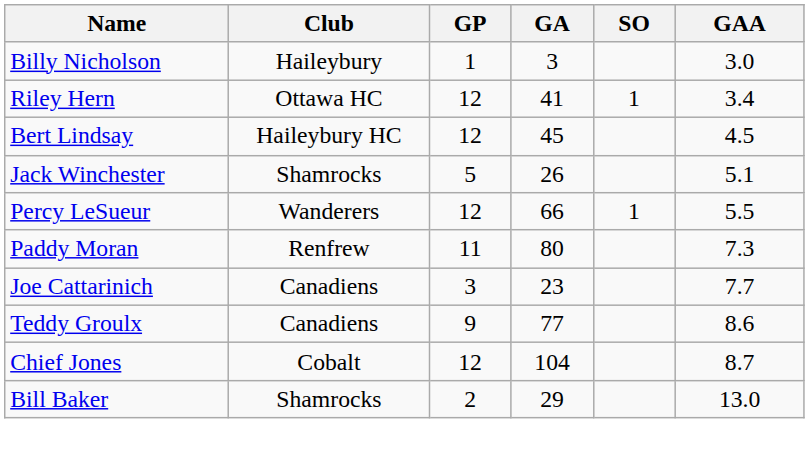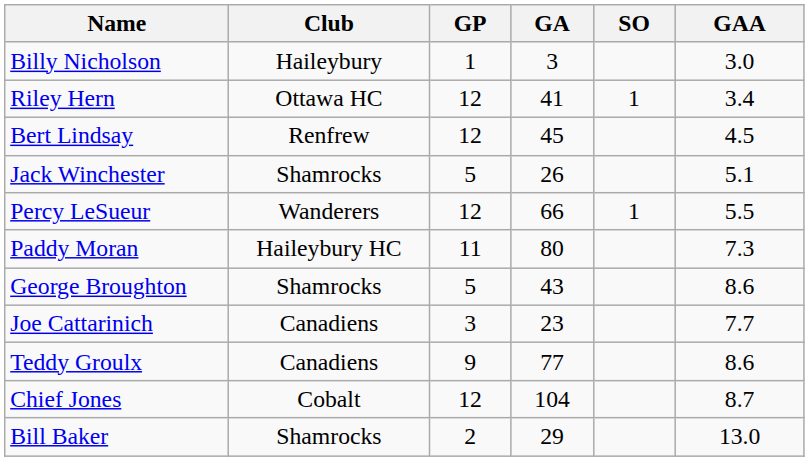(329, 135) Haileybury HC -> (329, 135) Renfrew
(329, 248) Renfrew -> (329, 248) Haileybury HC
+ row: (98, 286)
